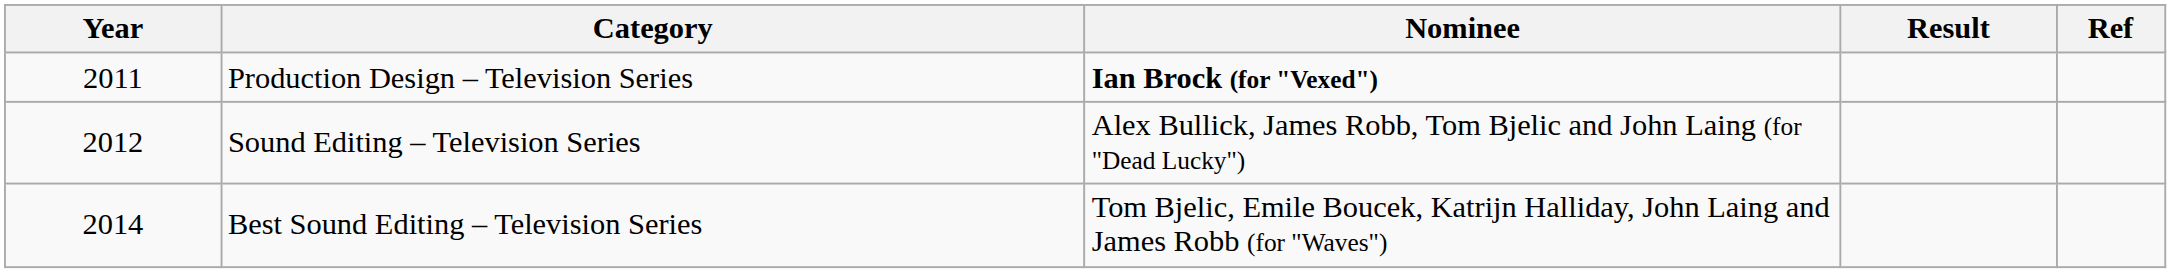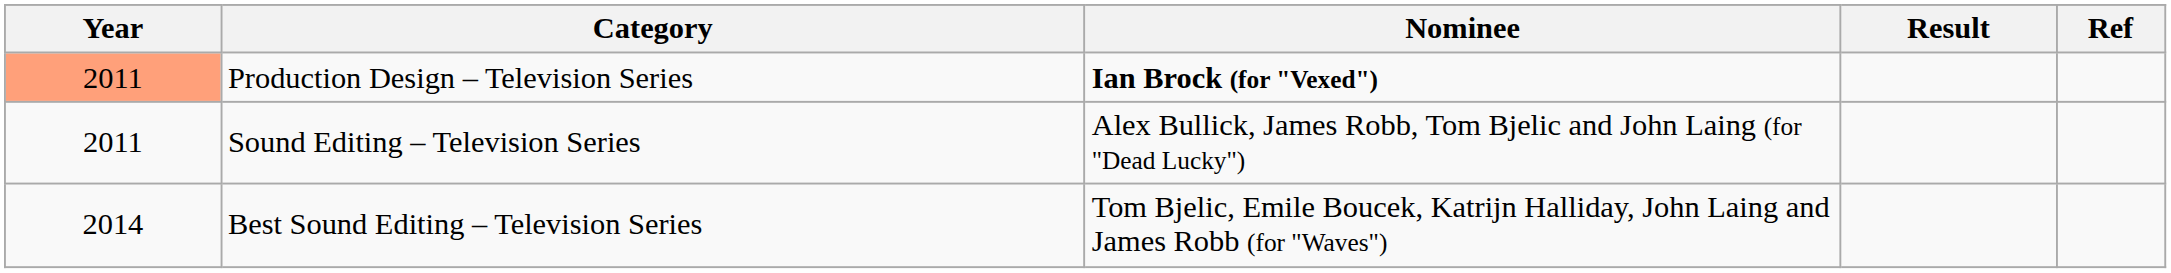(113, 76) no background -> (113, 76) lightsalmon background
(113, 142) 2012 -> (113, 142) 2011
